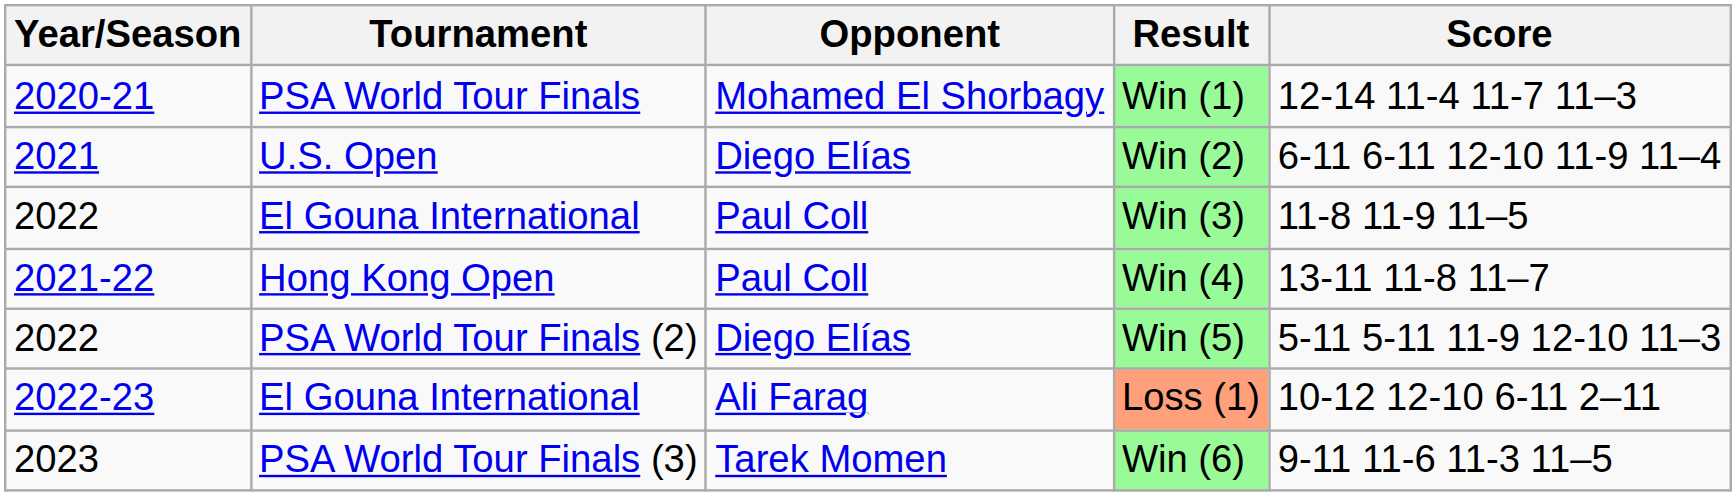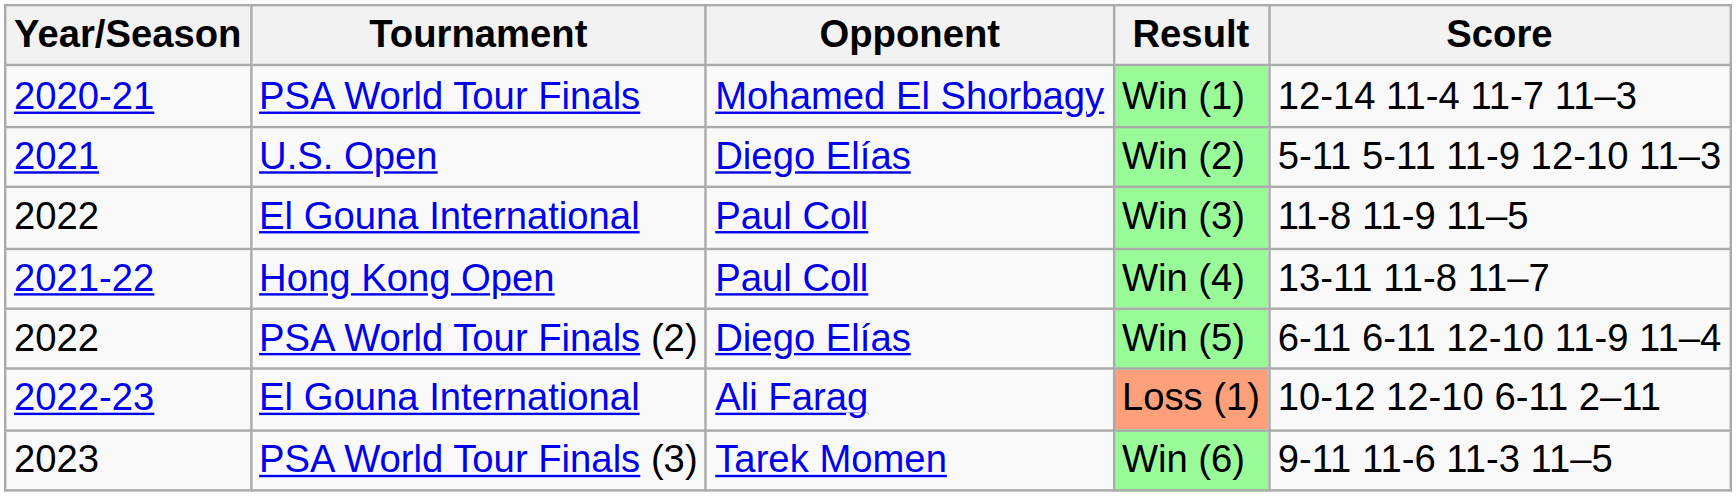(1499, 156) 6-11 6-11 12-10 11-9 11–4 -> (1499, 156) 5-11 5-11 11-9 12-10 11–3
(1499, 338) 5-11 5-11 11-9 12-10 11–3 -> (1499, 338) 6-11 6-11 12-10 11-9 11–4
